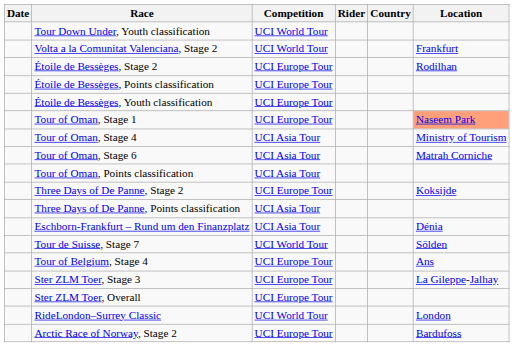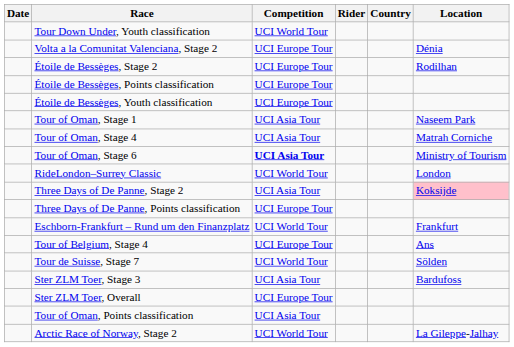(291, 48) UCI World Tour -> (294, 48) UCI Europe Tour
(437, 48) Frankfurt -> (429, 48) Dénia
(294, 119) UCI Europe Tour -> (287, 119) UCI Asia Tour
(446, 119) lightsalmon background -> (446, 119) no background
(461, 137) Ministry of Tourism -> (454, 137) Matrah Corniche
(287, 155) normal -> (289, 155) bold
(454, 155) Matrah Corniche -> (461, 155) Ministry of Tourism
rows swapped: (114, 173) <-> (98, 315)
(294, 191) UCI Europe Tour -> (287, 191) UCI Asia Tour
(436, 191) no background -> (436, 191) pink background
(287, 208) UCI Asia Tour -> (294, 208) UCI Europe Tour
(287, 226) UCI Asia Tour -> (291, 226) UCI World Tour
(429, 226) Dénia -> (437, 226) Frankfurt
rows swapped: (91, 262) <-> (87, 244)
(294, 279) UCI Europe Tour -> (287, 279) UCI Asia Tour
(457, 279) La Gileppe-Jalhay -> (439, 279) Bardufoss
(294, 333) UCI Europe Tour -> (291, 333) UCI World Tour
(439, 333) Bardufoss -> (457, 333) La Gileppe-Jalhay
